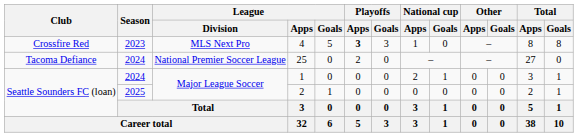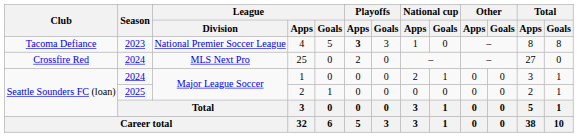(61, 44) Crossfire Red -> (61, 44) Tacoma Defiance
(220, 44) MLS Next Pro -> (220, 44) National Premier Soccer League
(61, 60) Tacoma Defiance -> (61, 60) Crossfire Red
(220, 60) National Premier Soccer League -> (220, 60) MLS Next Pro
